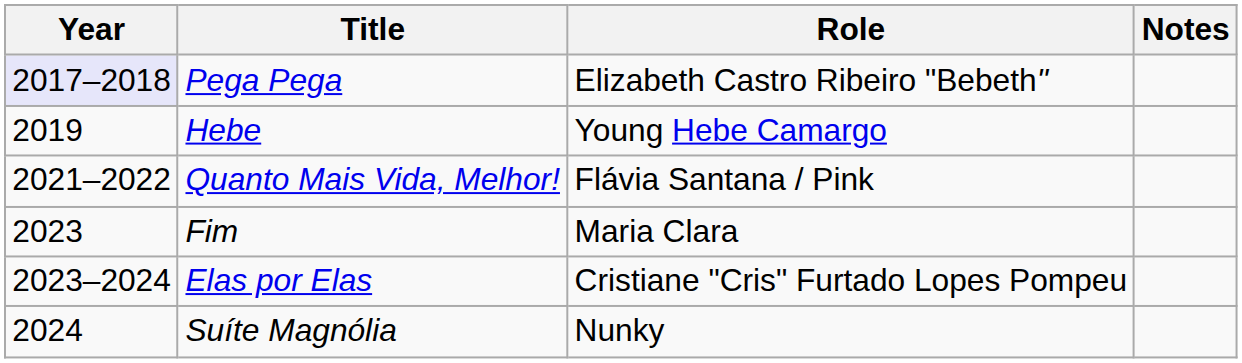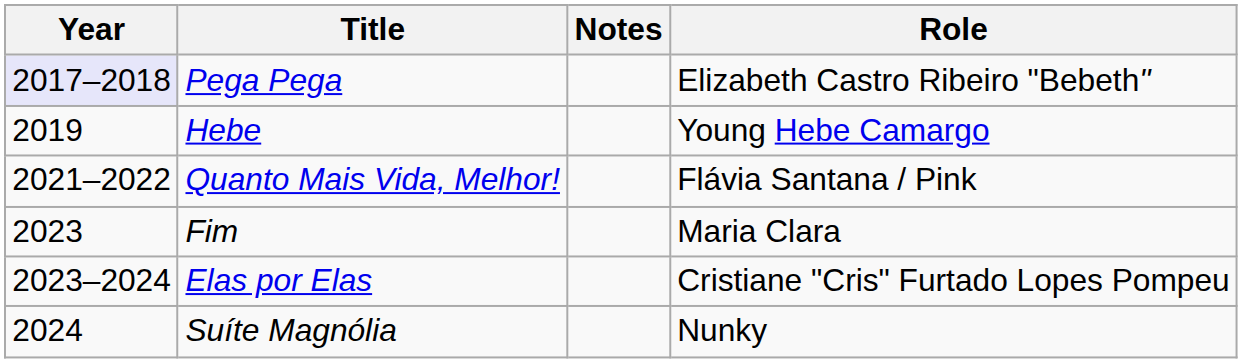columns swapped: (851, 29) <-> (1186, 29)
